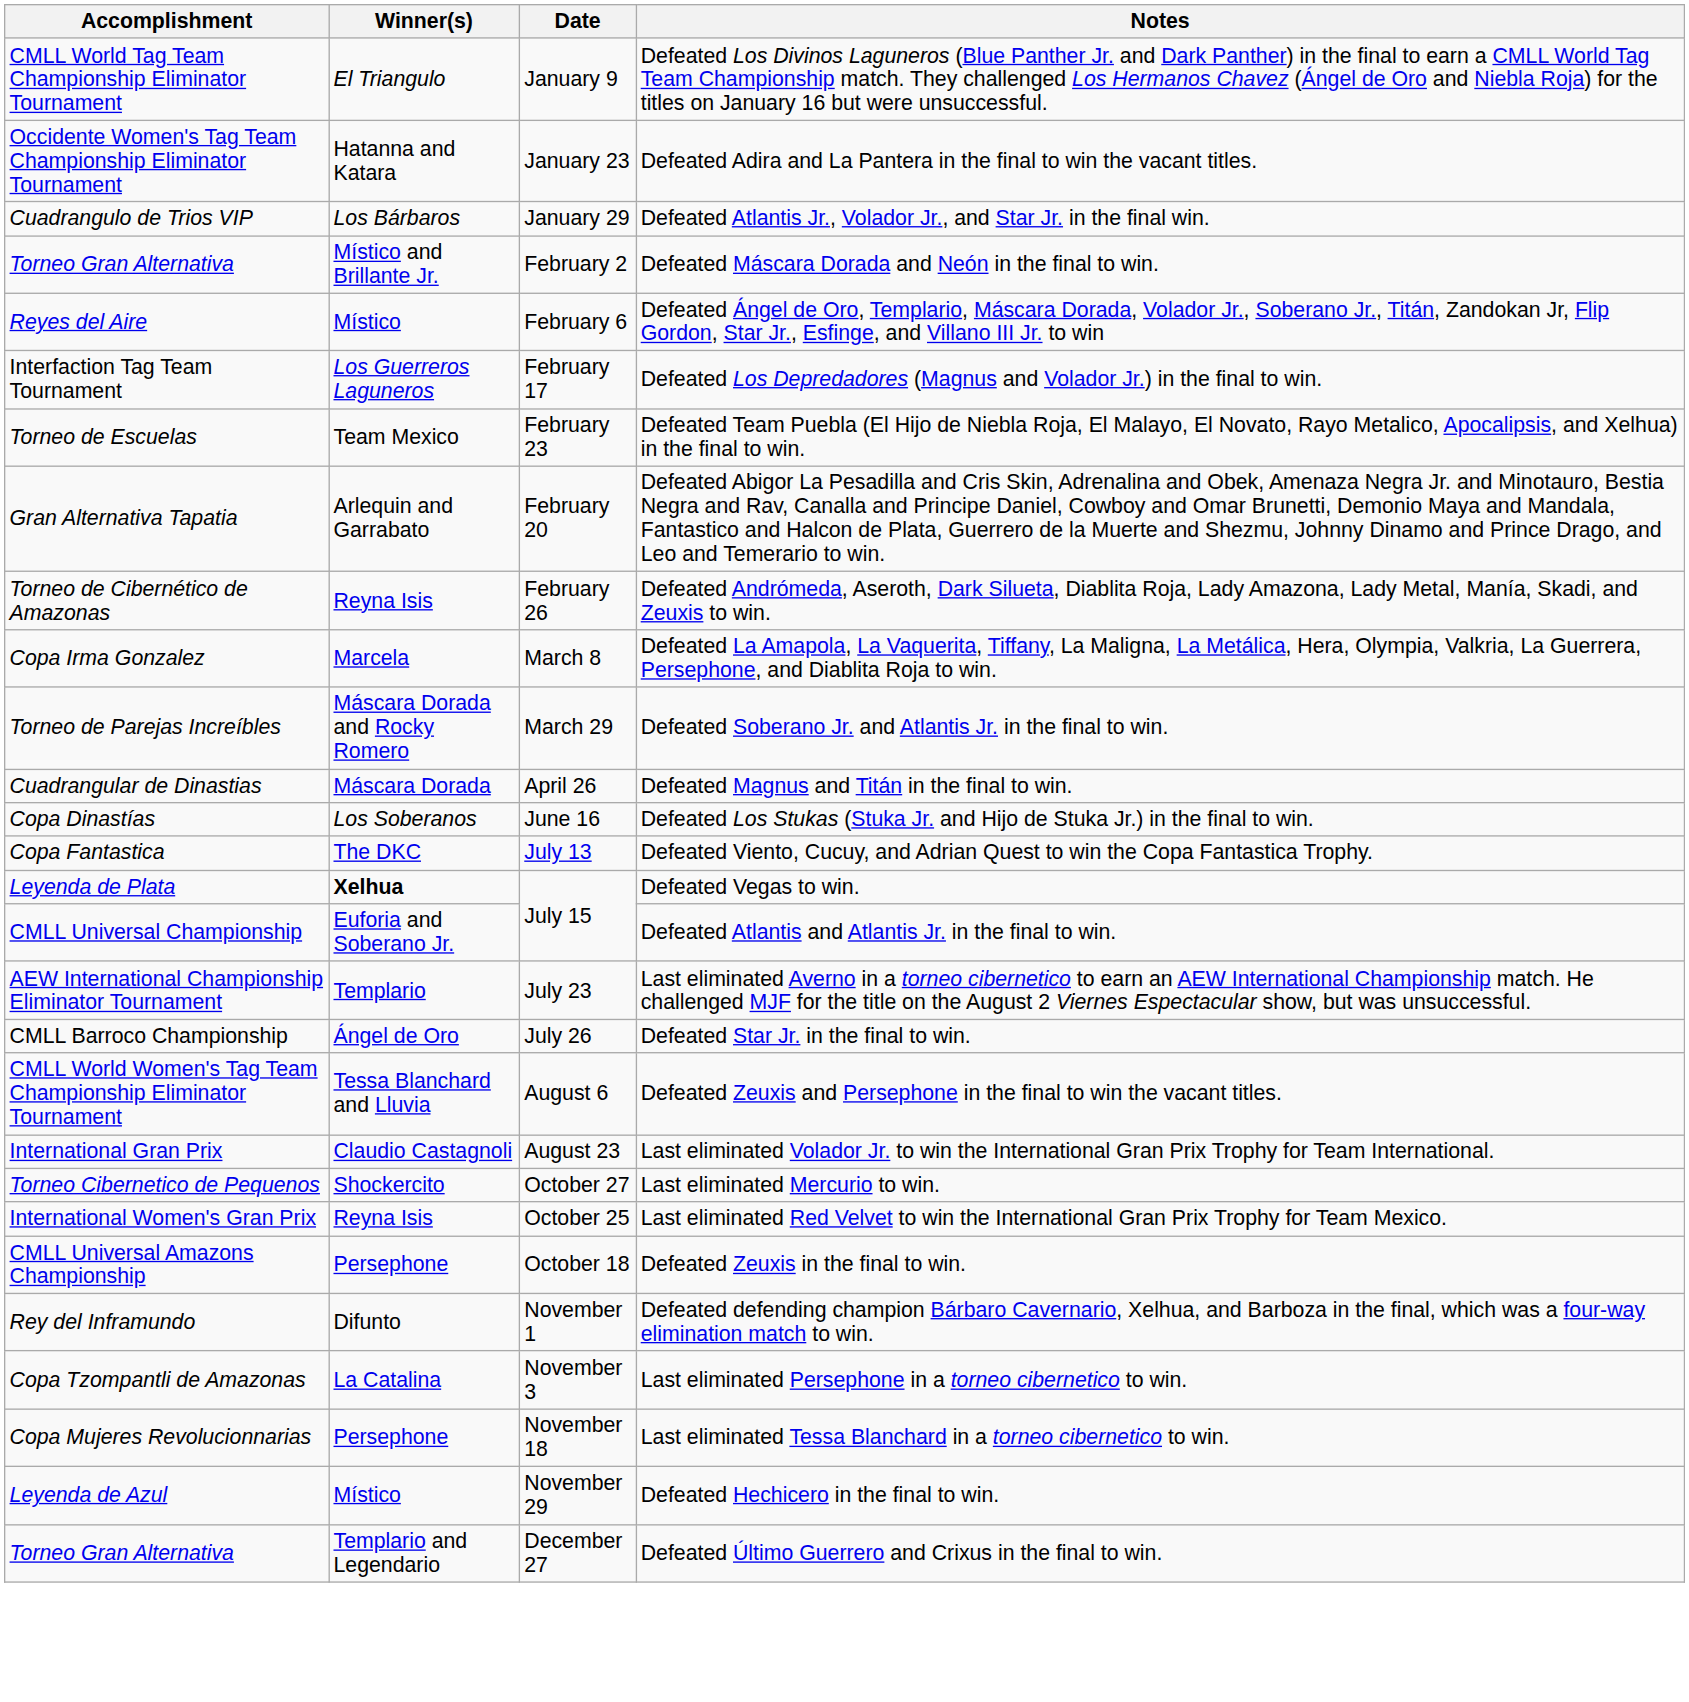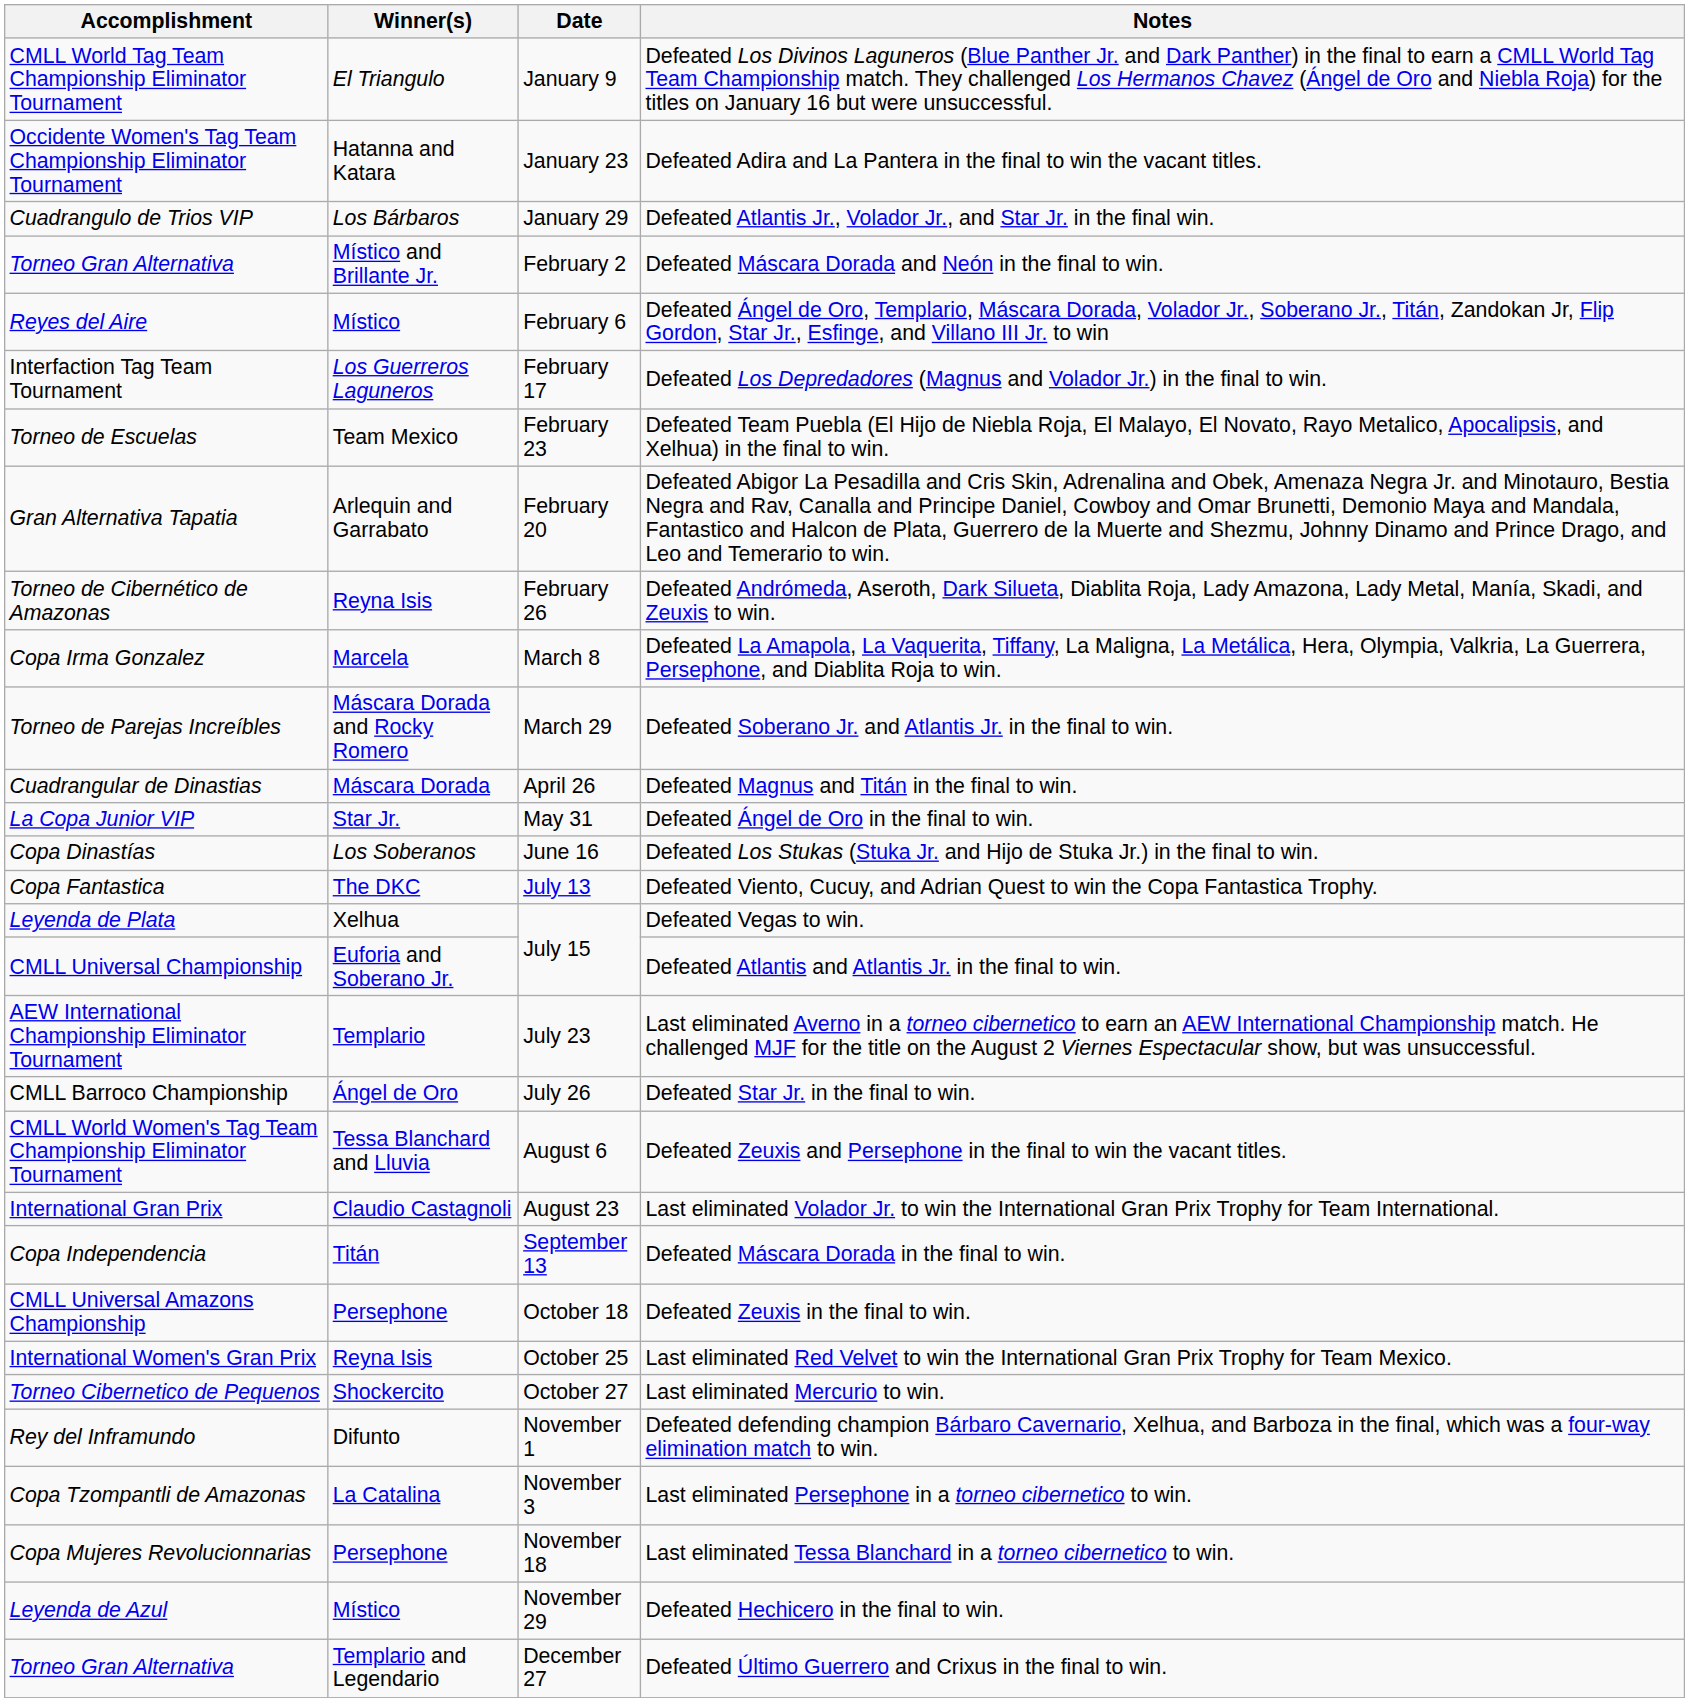+ row: (840, 819)
(368, 886) bold -> (366, 920) normal
+ row: (855, 1254)
rows swapped: (803, 1264) <-> (790, 1184)
